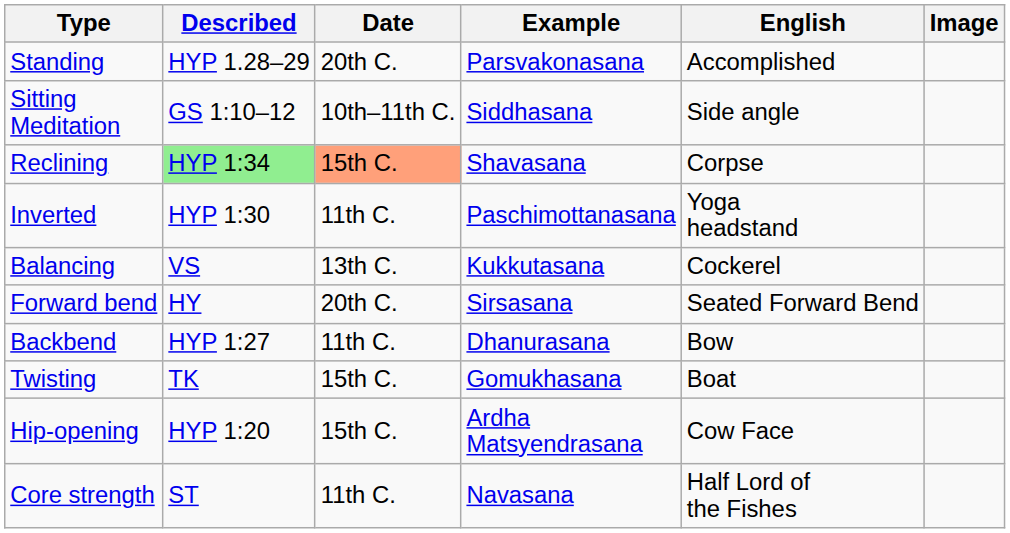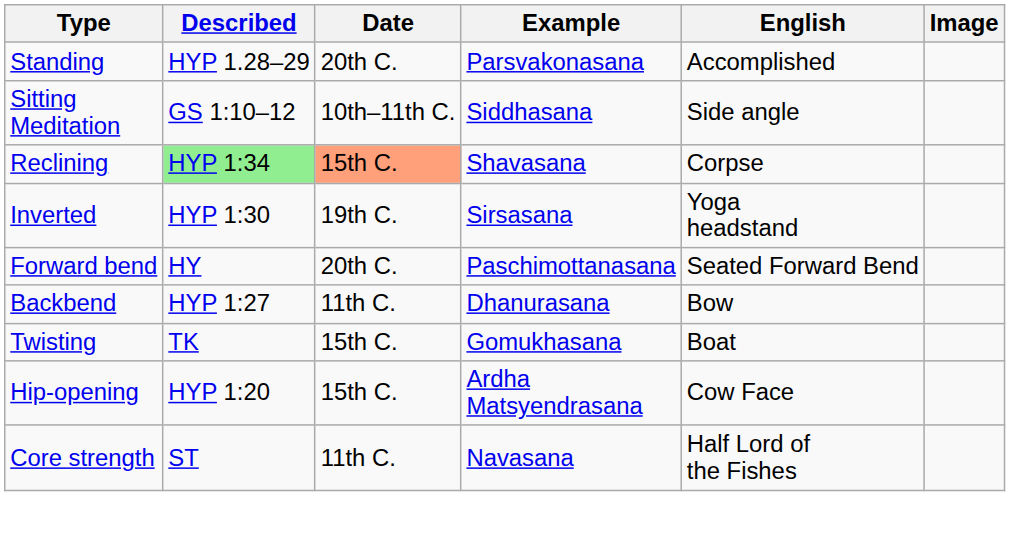(358, 214) 11th C. -> (359, 214) 19th C.
(571, 214) Paschimottanasana -> (519, 214) Sirsasana
- row: (63, 266)
(519, 303) Sirsasana -> (571, 266) Paschimottanasana
